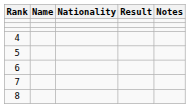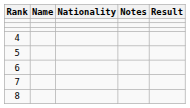columns swapped: (136, 12) <-> (170, 12)
